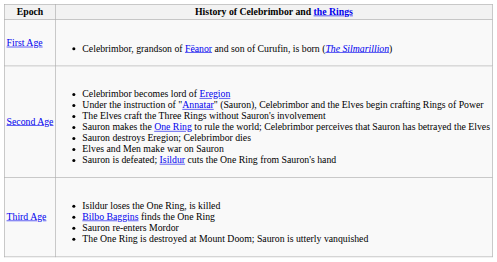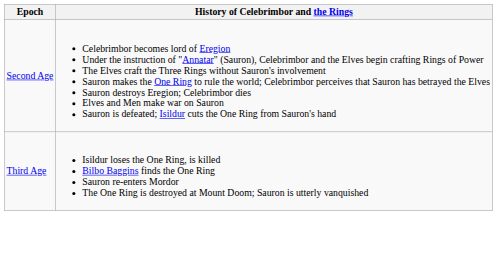- row: (25, 42)
